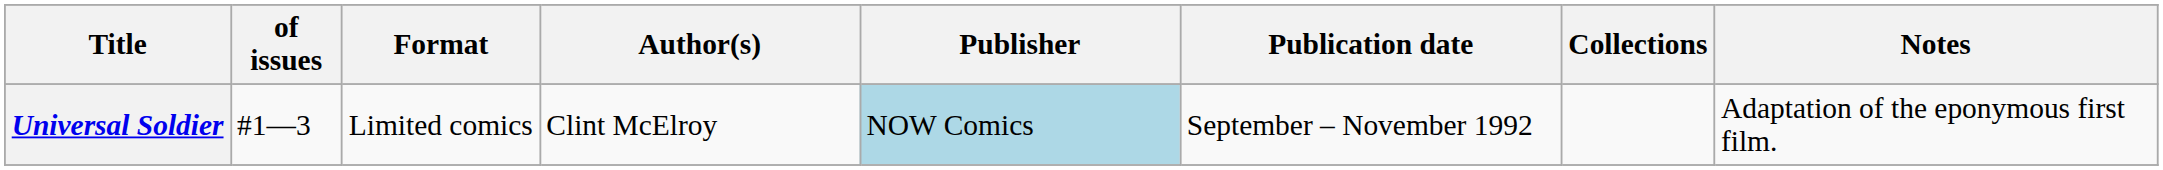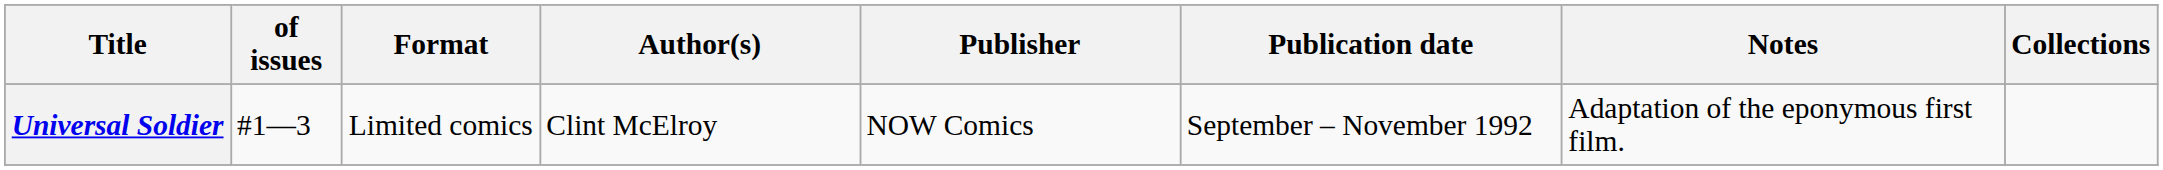columns swapped: (1936, 44) <-> (1638, 44)
(950, 124) lightblue background -> (950, 124) no background
